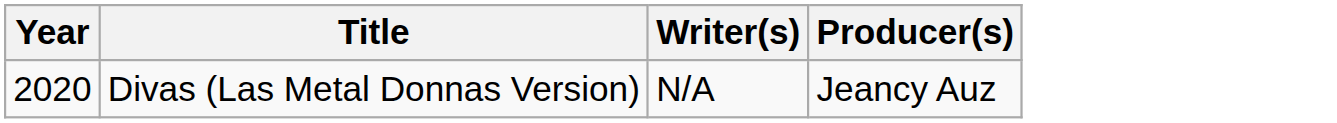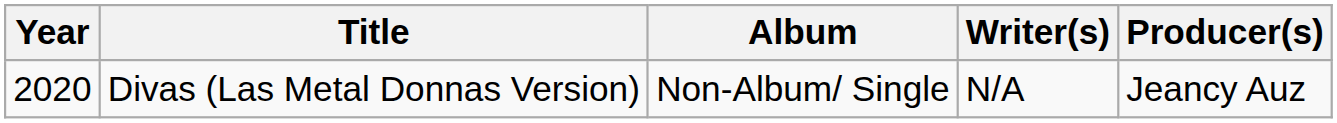+ column: (803, 32)
